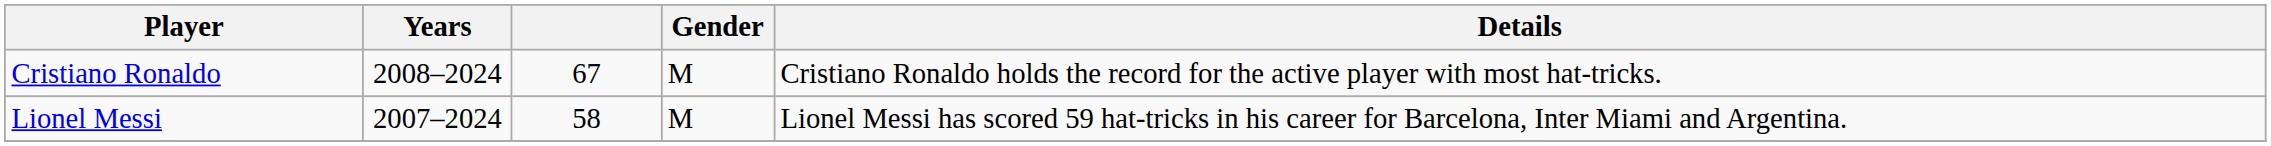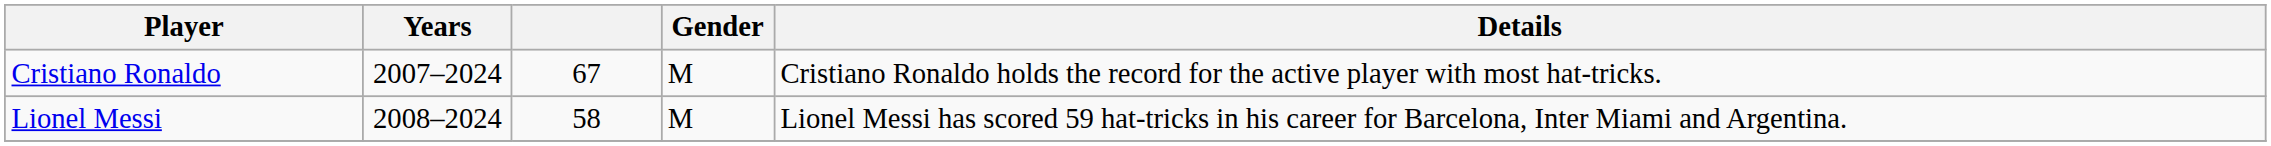(437, 72) 2008–2024 -> (437, 72) 2007–2024
(437, 118) 2007–2024 -> (437, 118) 2008–2024
